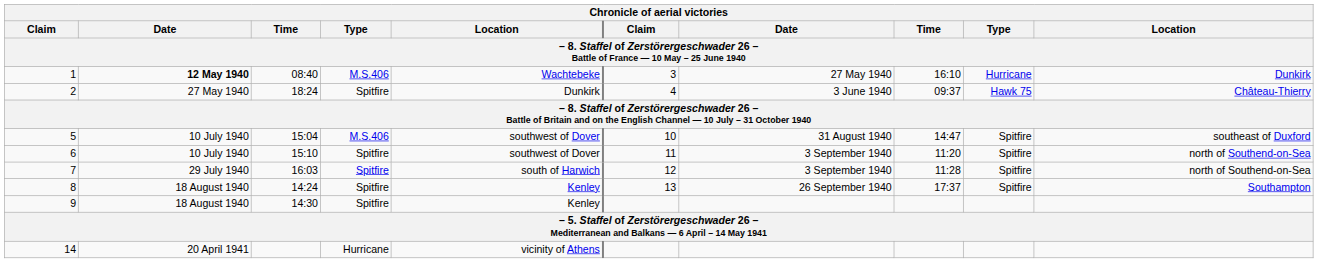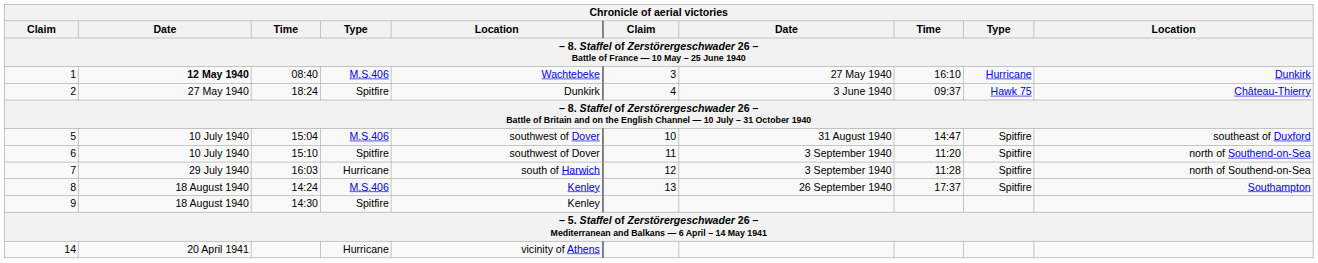(372, 170) Spitfire -> (366, 170) Hurricane
(372, 187) Spitfire -> (369, 187) M.S.406
